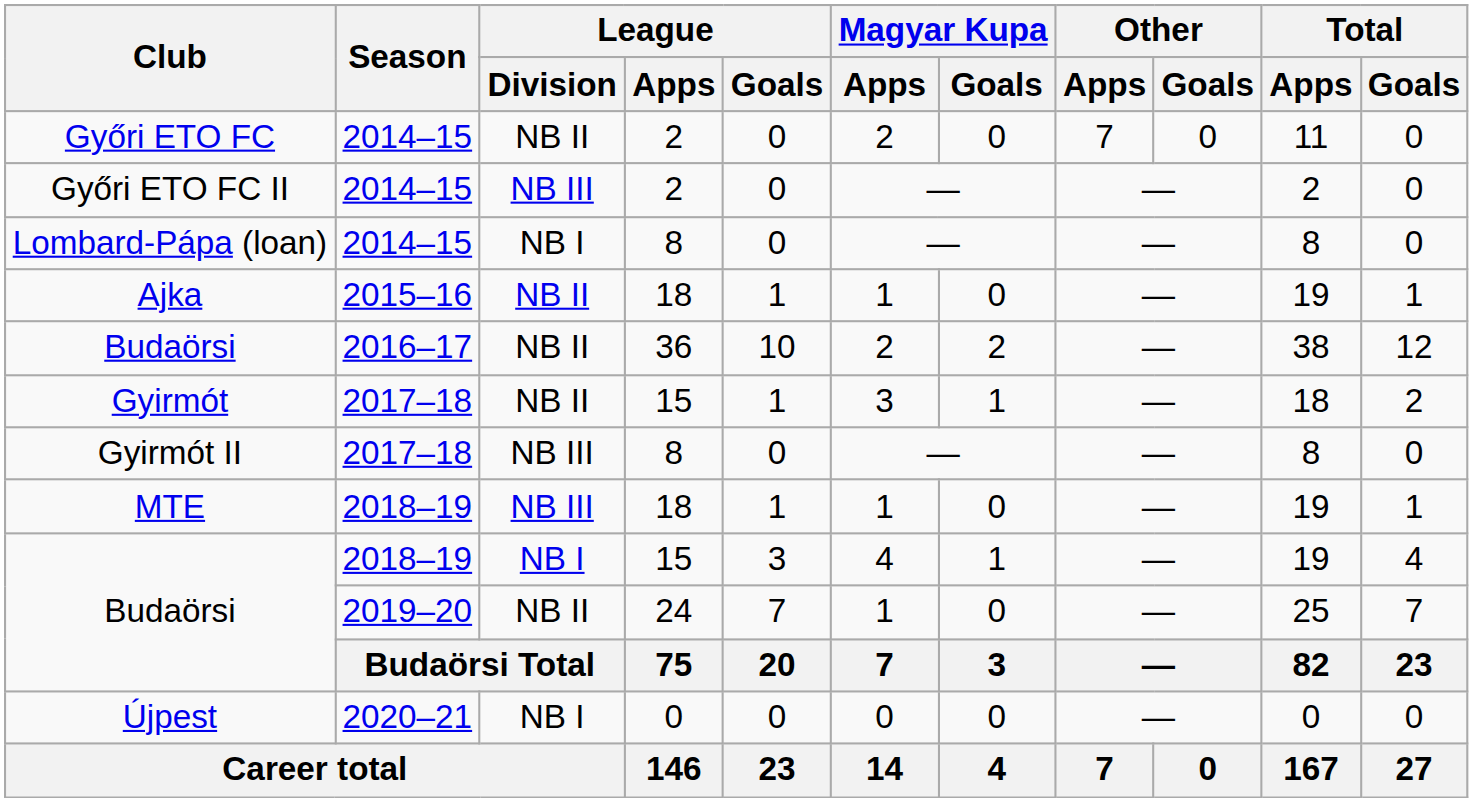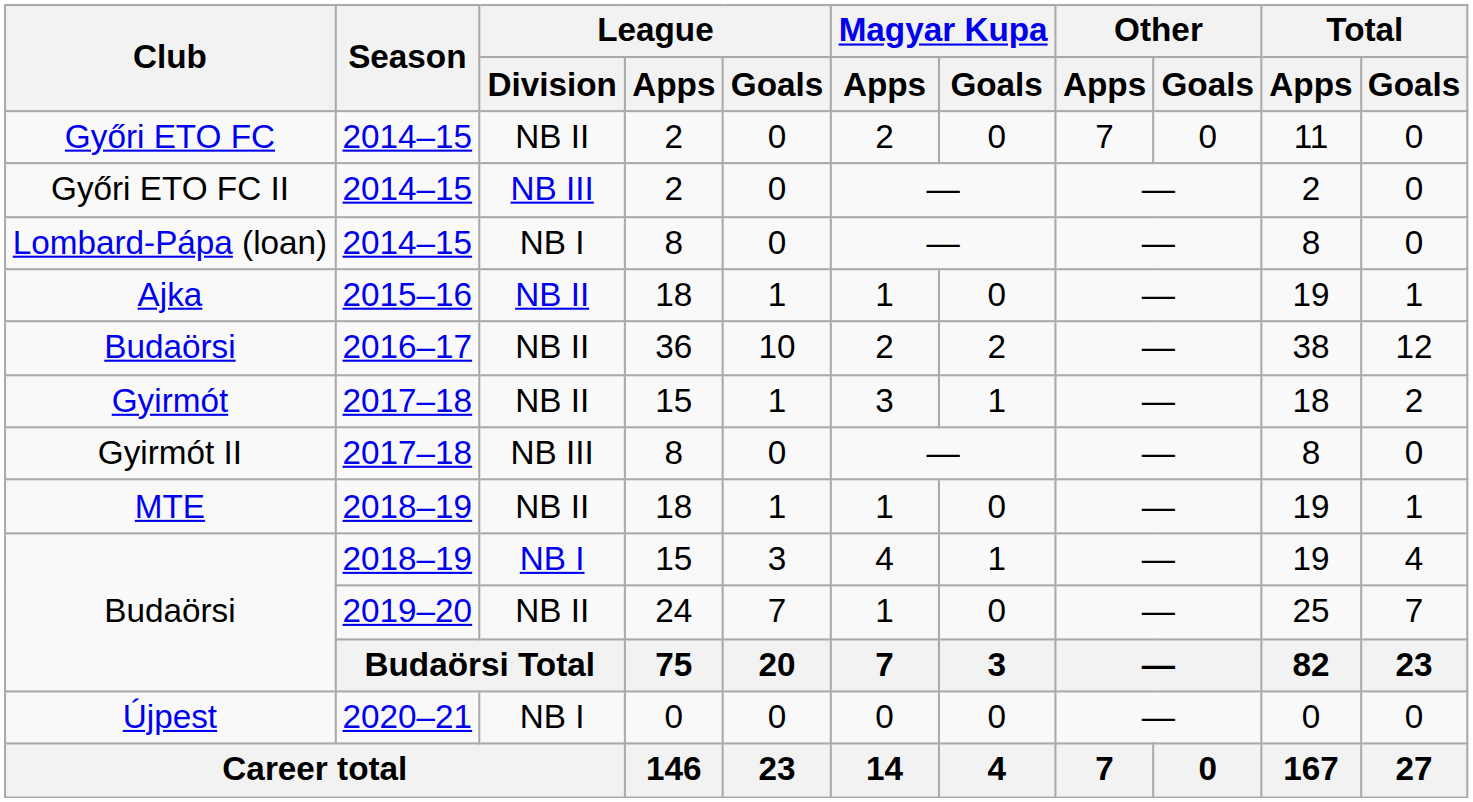(552, 505) NB III -> (552, 505) NB II
